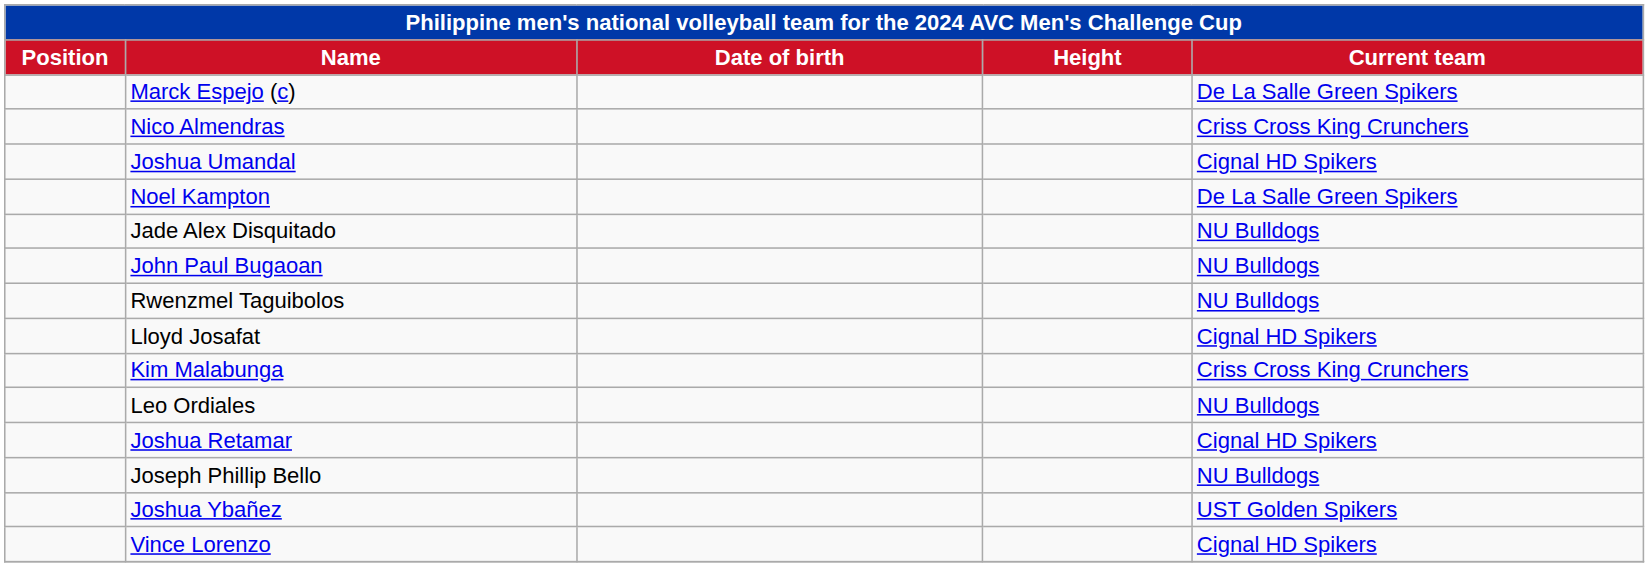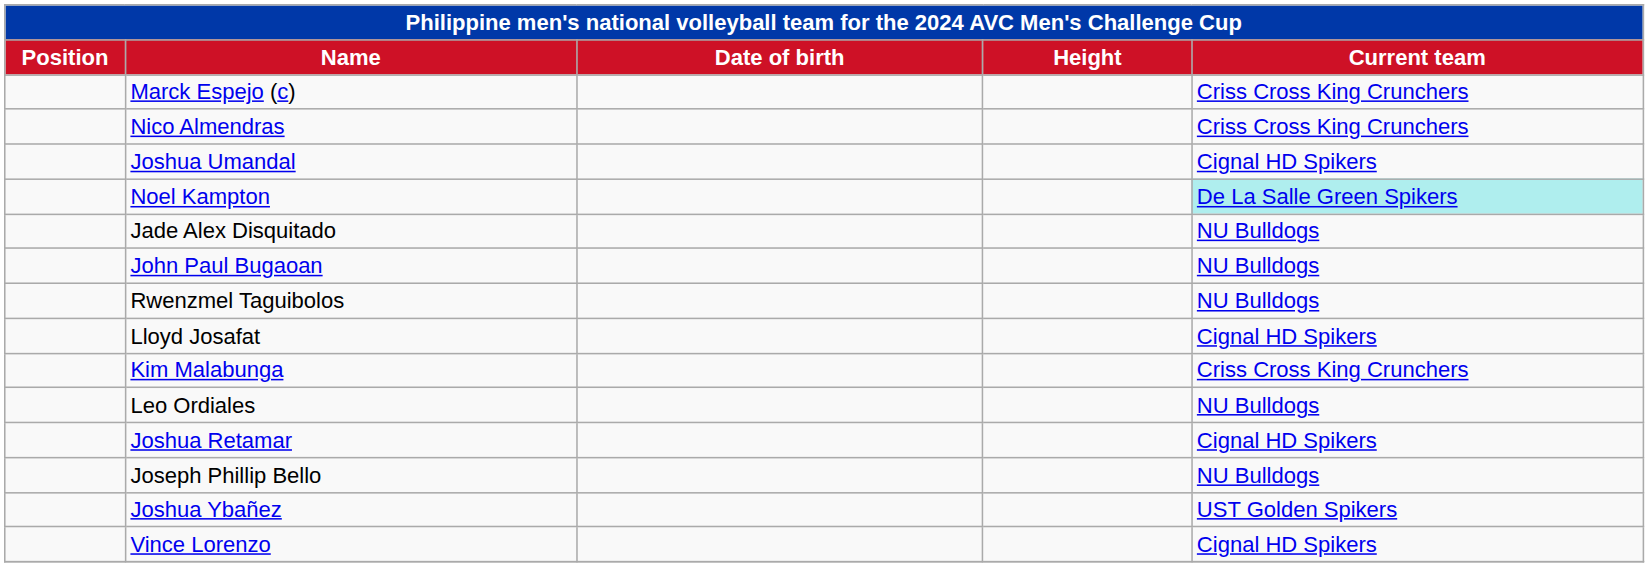(1327, 92) De La Salle Green Spikers -> (1333, 92) Criss Cross King Crunchers
(1327, 197) no background -> (1327, 197) paleturquoise background
